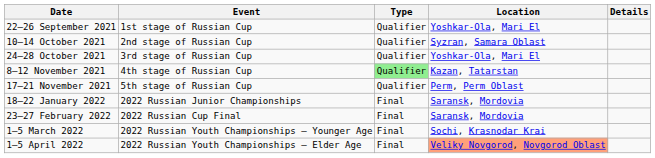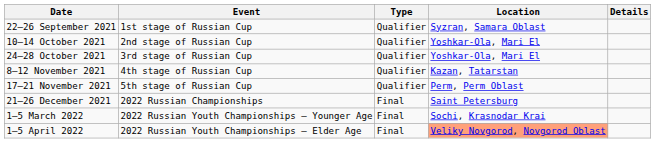(485, 27) Yoshkar-Ola, Mari El -> (488, 27) Syzran, Samara Oblast
(488, 41) Syzran, Samara Oblast -> (485, 41) Yoshkar-Ola, Mari El
(401, 71) lightgreen background -> (401, 71) no background
+ row: (59, 101)
- row: (56, 101)
- row: (59, 116)
